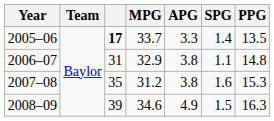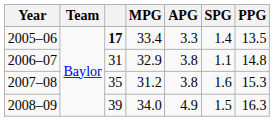(149, 37) 33.7 -> (149, 37) 33.4
(149, 104) 34.6 -> (149, 104) 34.0
